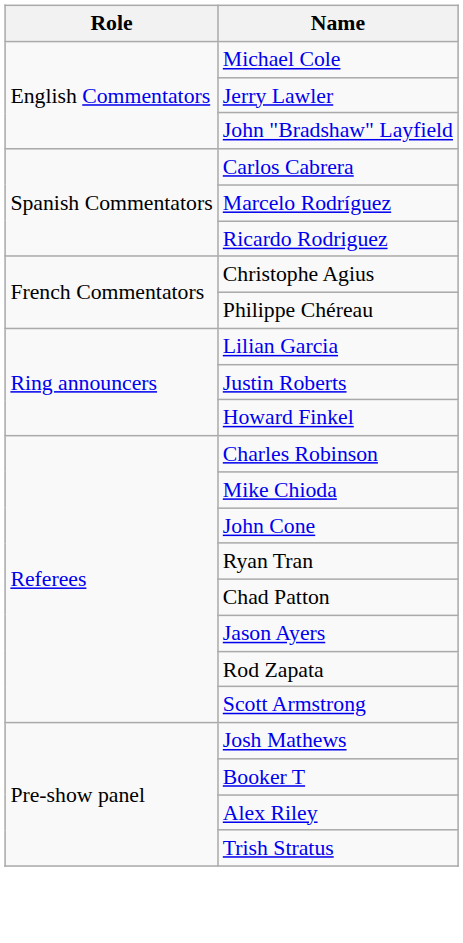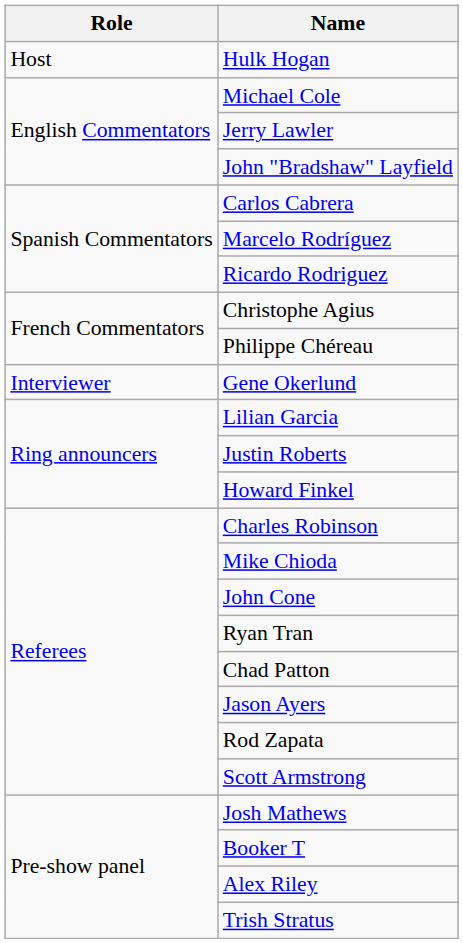+ row: (276, 59)
+ row: (289, 381)
